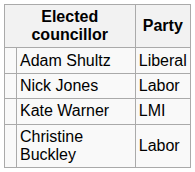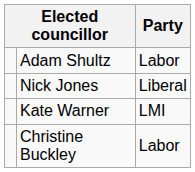(163, 60) Liberal -> (159, 60) Labor
(159, 85) Labor -> (163, 85) Liberal
